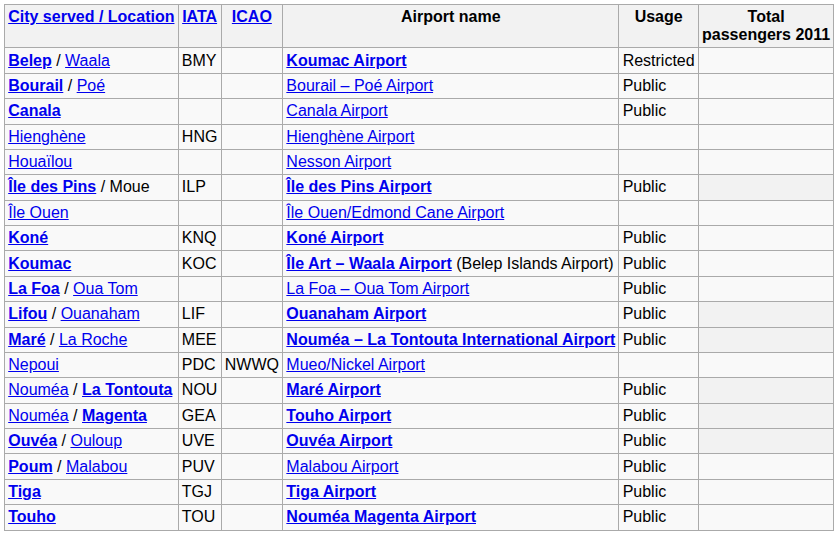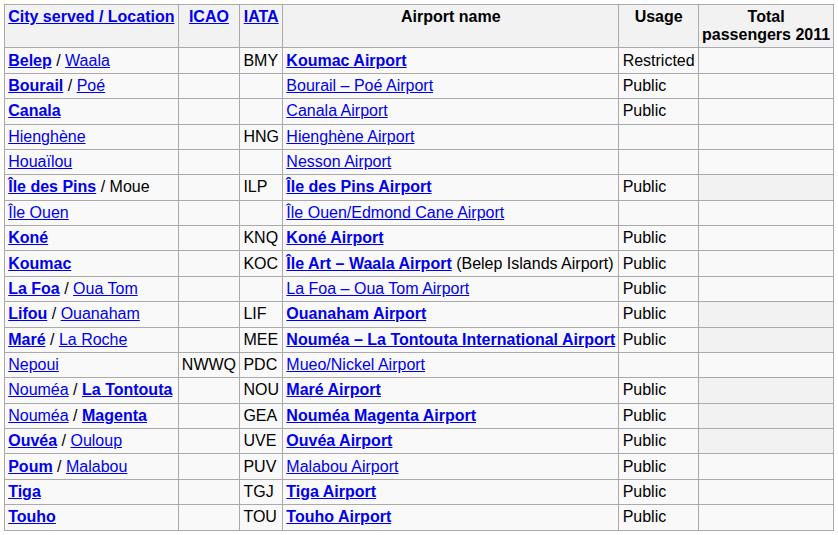columns swapped: (252, 17) <-> (200, 17)
(339, 415) Touho Airport -> (381, 415) Nouméa Magenta Airport
(381, 517) Nouméa Magenta Airport -> (339, 517) Touho Airport
